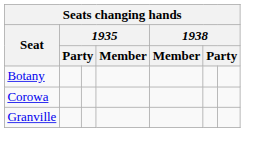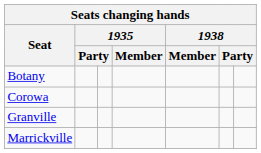+ row: (40, 138)
